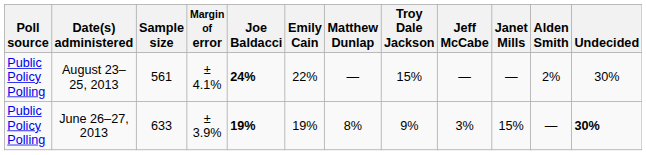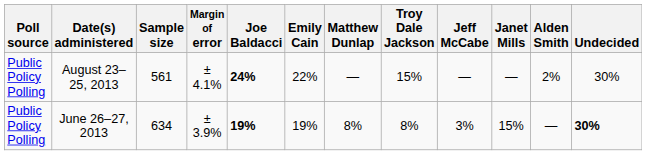(162, 125) 633 -> (162, 125) 634
(409, 125) 9% -> (409, 125) 8%
